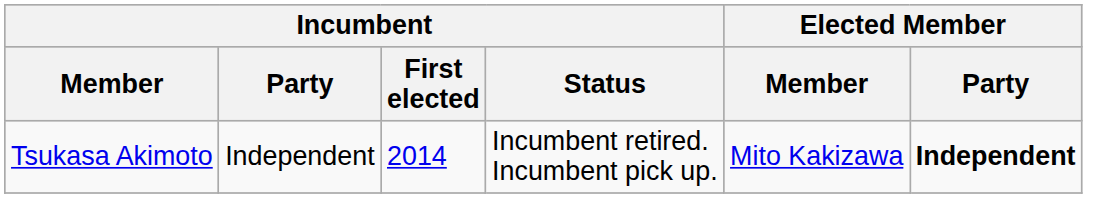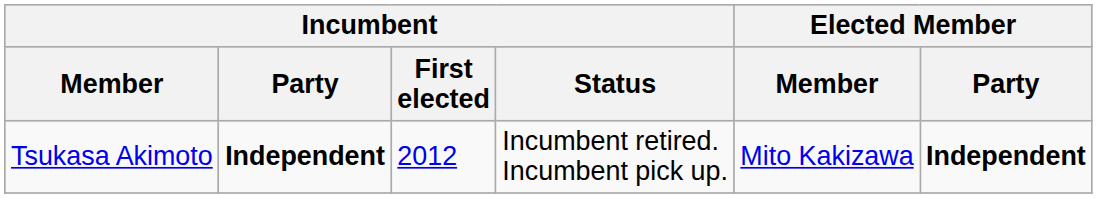(300, 156) normal -> (305, 156) bold
(417, 156) 2014 -> (427, 156) 2012
